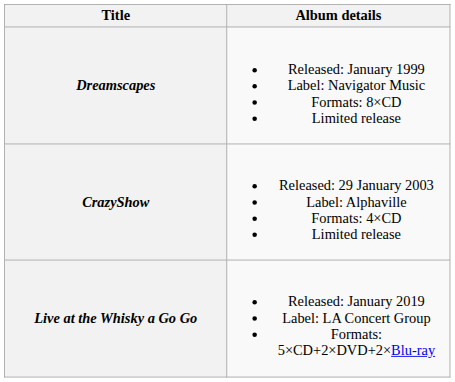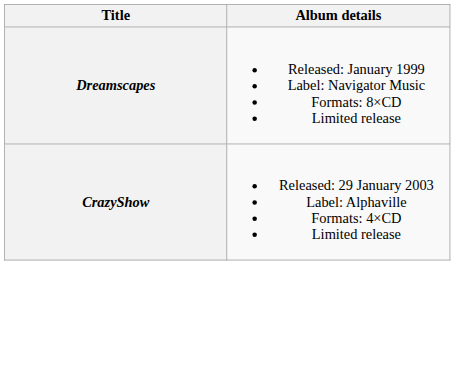- row: (116, 318)
